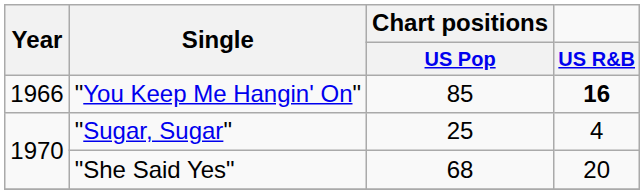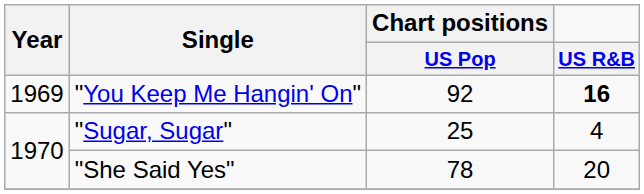(37, 93) 1966 -> (37, 93) 1969
(460, 93) 85 -> (460, 93) 92
(460, 169) 68 -> (460, 169) 78
